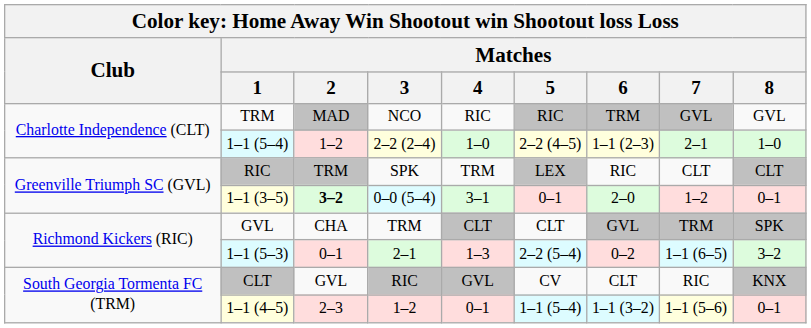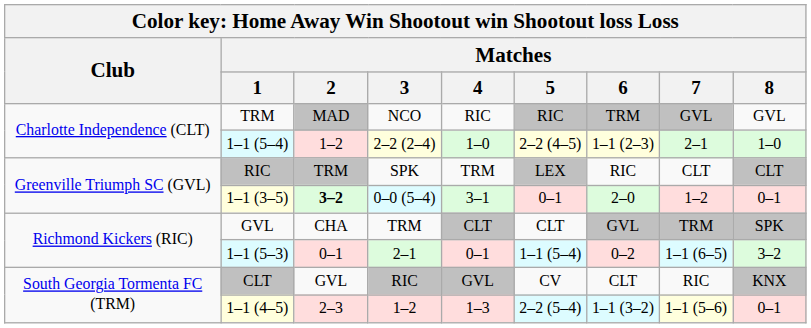(478, 253) 1–3 -> (478, 253) 0–1
(550, 253) 2–2 (5–4) -> (550, 253) 1–1 (5–4)
(478, 308) 0–1 -> (478, 308) 1–3
(550, 308) 1–1 (5–4) -> (550, 308) 2–2 (5–4)
